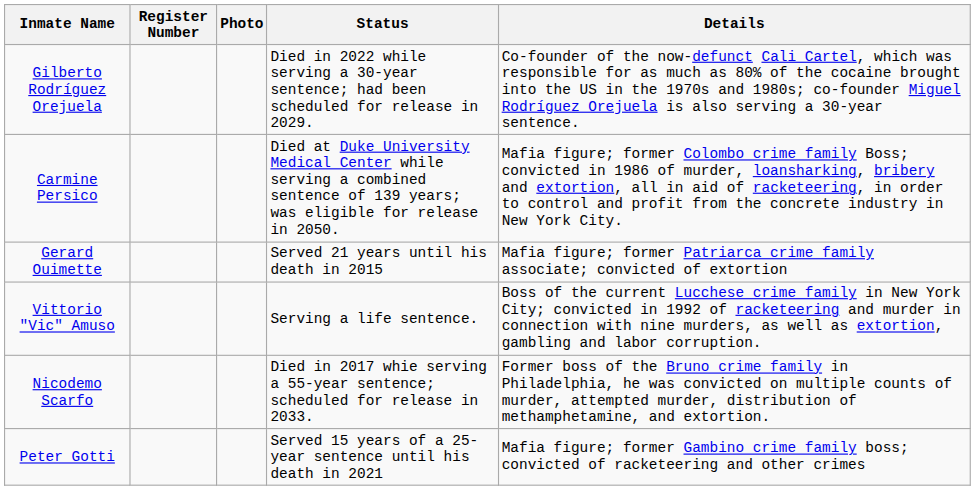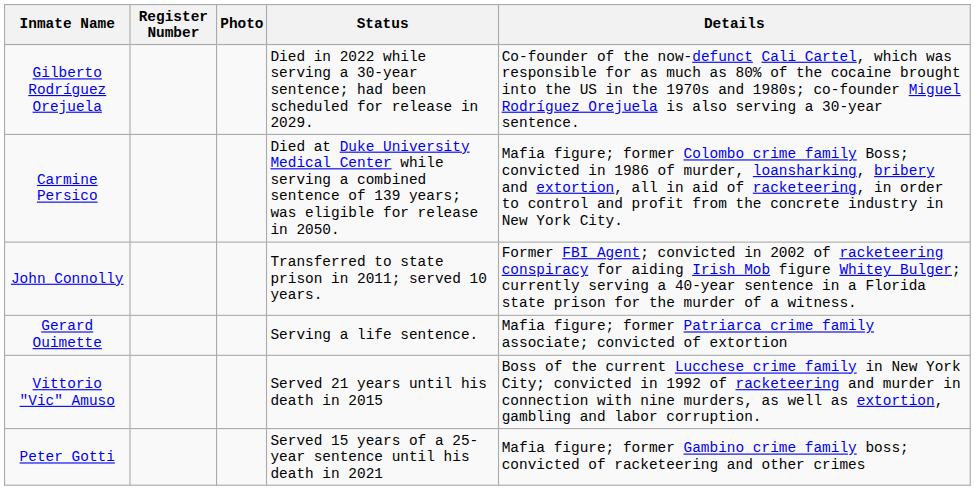+ row: (67, 278)
(379, 262) Served 21 years until his death in 2015 -> (374, 335) Serving a life sentence.
(374, 319) Serving a life sentence. -> (379, 392) Served 21 years until his death in 2015
- row: (67, 392)
